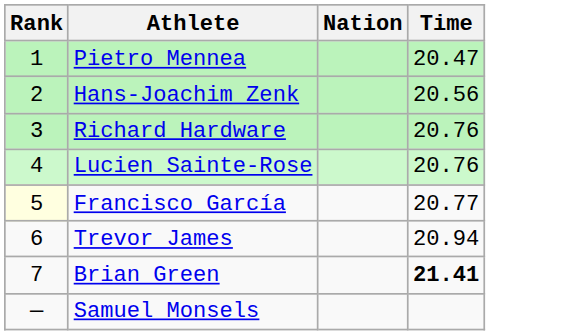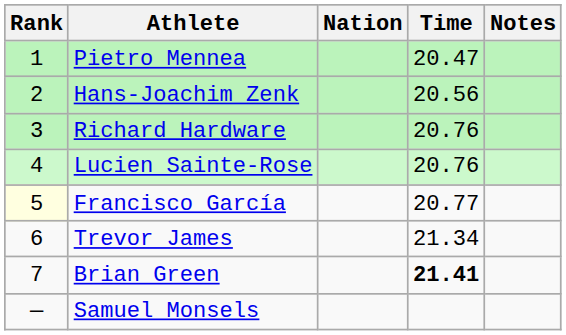+ column: (523, 23)
(446, 239) 20.94 -> (446, 239) 21.34
